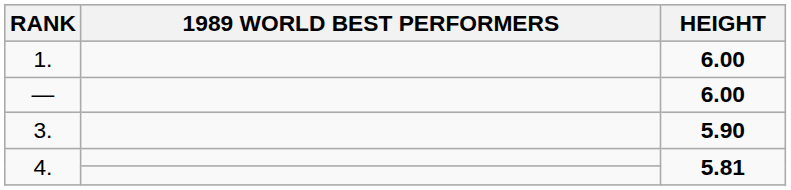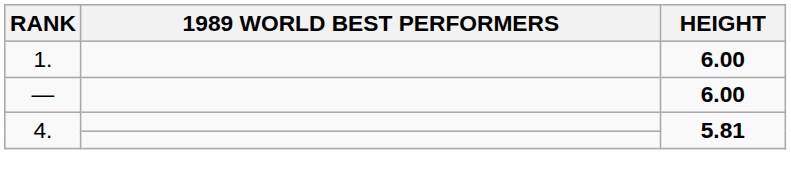- row: (43, 131)
